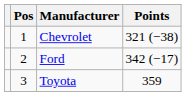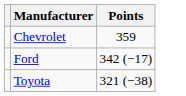- column: (24, 15)
(152, 37) 321 (−38) -> (126, 37) 359
(152, 81) 359 -> (126, 81) 321 (−38)
